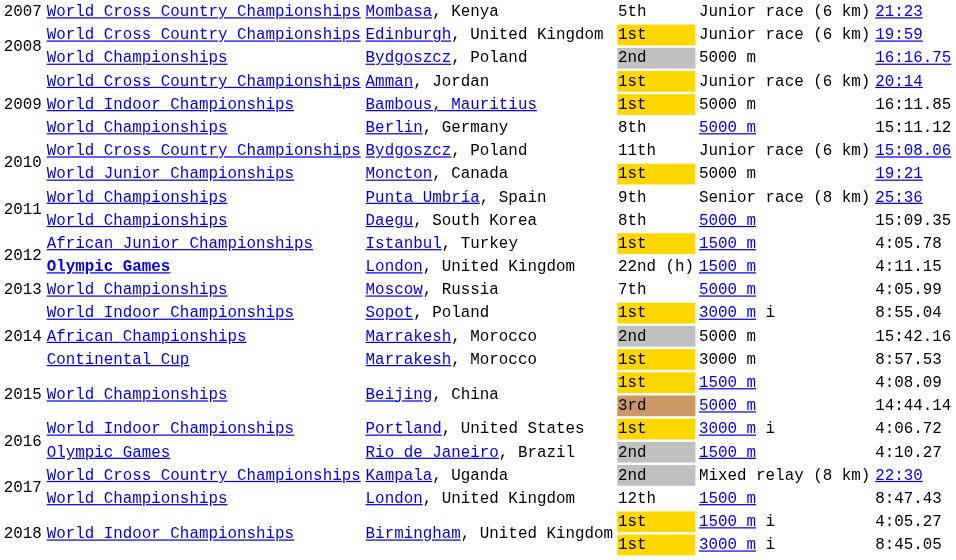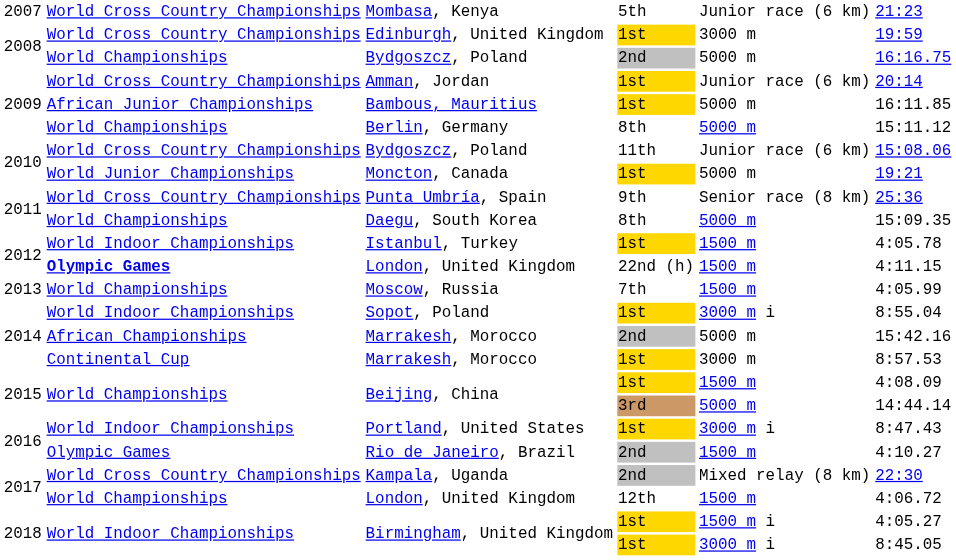(785, 35) Junior race (6 km) -> (728, 35) 3000 m
(170, 105) World Indoor Championships -> (180, 105) African Junior Championships
(137, 197) World Championships -> (204, 197) World Cross Country Championships
(180, 244) African Junior Championships -> (170, 244) World Indoor Championships
(728, 290) 5000 m -> (728, 290) 1500 m
(909, 429) 4:06.72 -> (909, 429) 8:47.43
(909, 499) 8:47.43 -> (909, 499) 4:06.72
